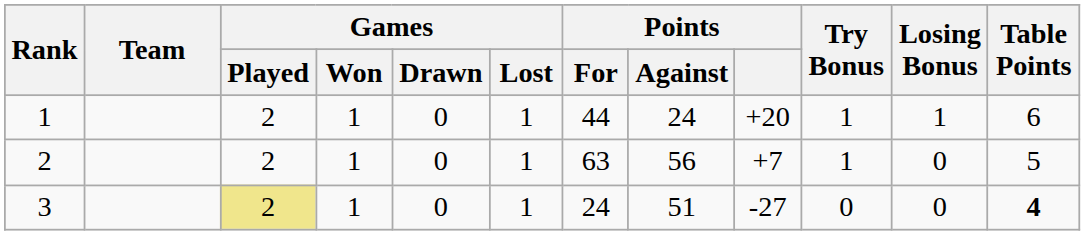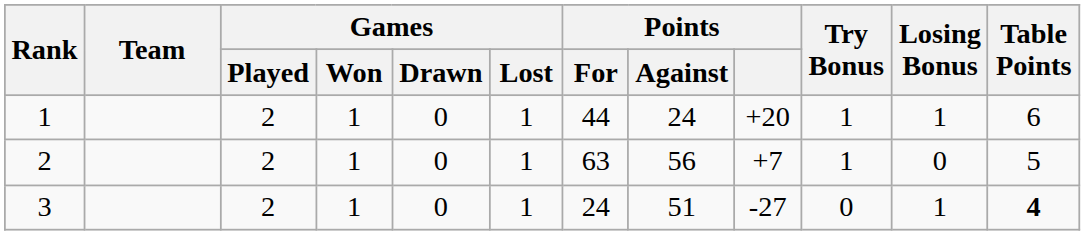(268, 206) khaki background -> (268, 206) no background
(940, 206) 0 -> (940, 206) 1
